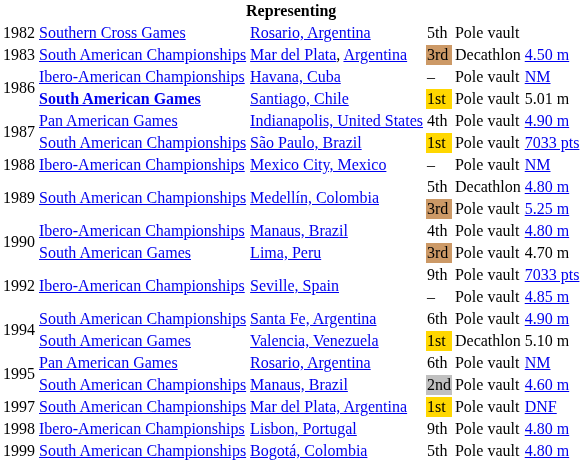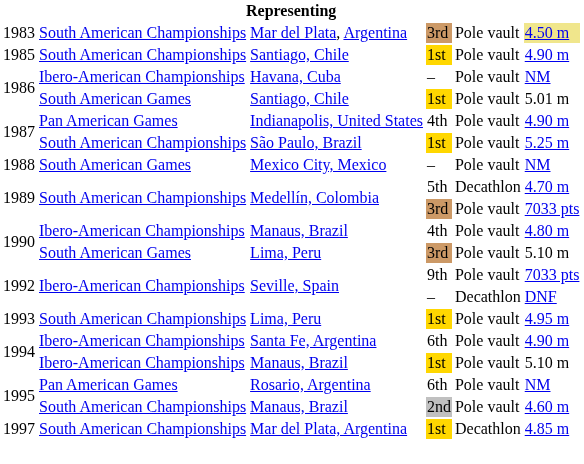- row: (19, 32)
(488, 54) Decathlon -> (487, 32) Pole vault
(547, 54) no background -> (547, 32) khaki background
+ row: (19, 54)
(120, 98) bold -> (115, 98) normal
(552, 142) 7033 pts -> (547, 142) 5.25 m
(142, 164) Ibero-American Championships -> (115, 164) South American Games
(547, 186) 4.80 m -> (547, 186) 4.70 m
(547, 208) 5.25 m -> (552, 208) 7033 pts
(547, 252) 4.70 m -> (547, 252) 5.10 m
(487, 296) Pole vault -> (488, 296) Decathlon
(547, 296) 4.85 m -> (541, 296) DNF
+ row: (19, 318)
(143, 318) South American Championships -> (142, 340) Ibero-American Championships
(115, 340) South American Games -> (142, 362) Ibero-American Championships
(314, 340) Valencia, Venezuela -> (299, 362) Manaus, Brazil
(488, 340) Decathlon -> (487, 362) Pole vault
(487, 406) Pole vault -> (488, 428) Decathlon
(541, 406) DNF -> (547, 428) 4.85 m
- row: (19, 428)
- row: (19, 450)
